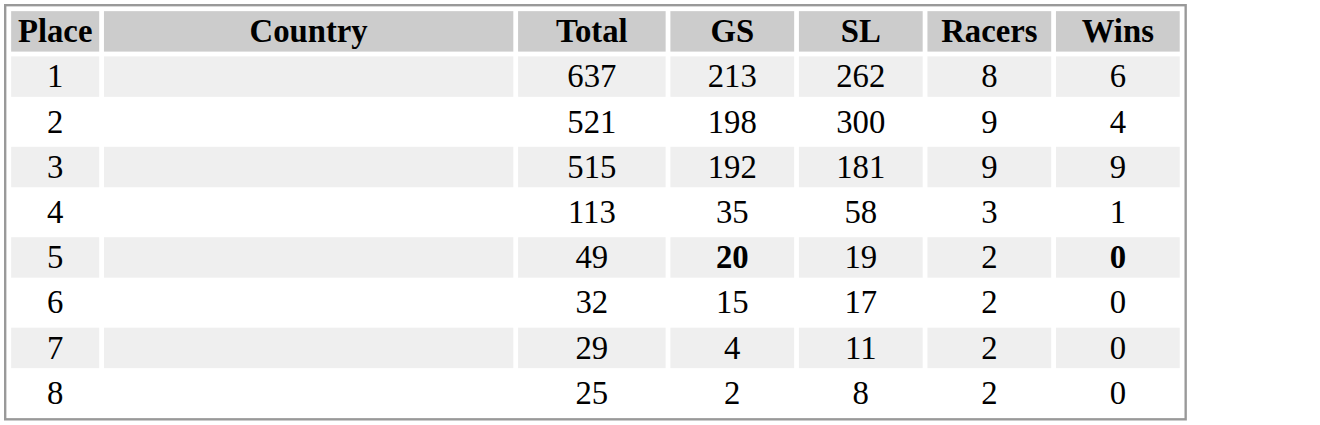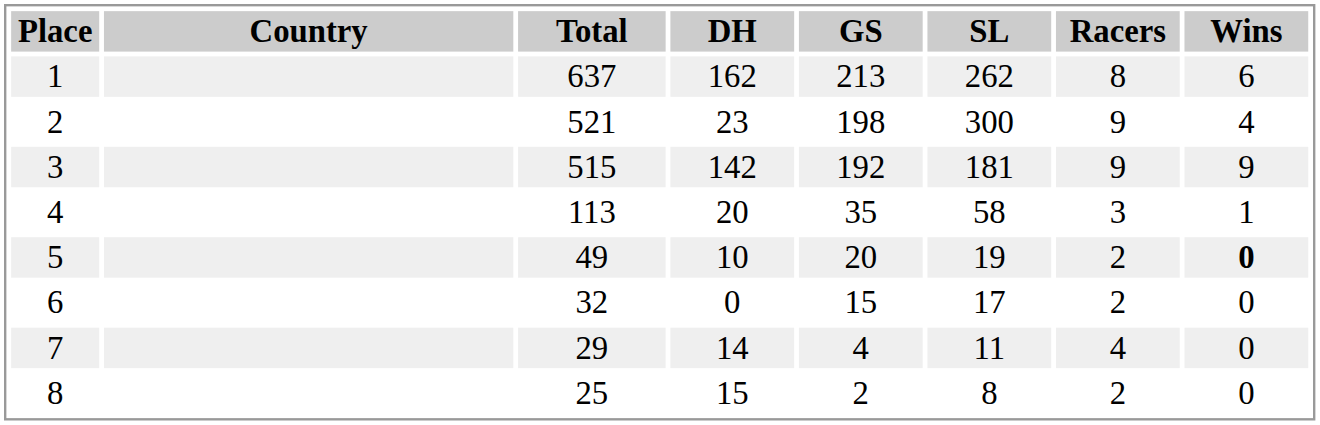+ column: (732, 31)
(732, 257) bold -> (861, 257) normal
(989, 348) 2 -> (1118, 348) 4
